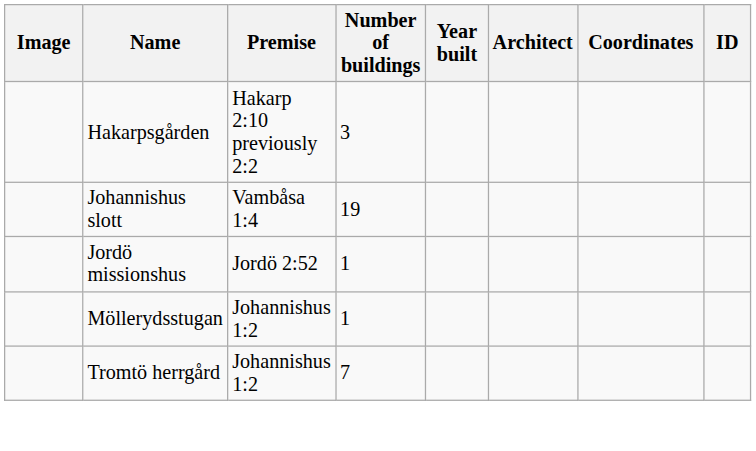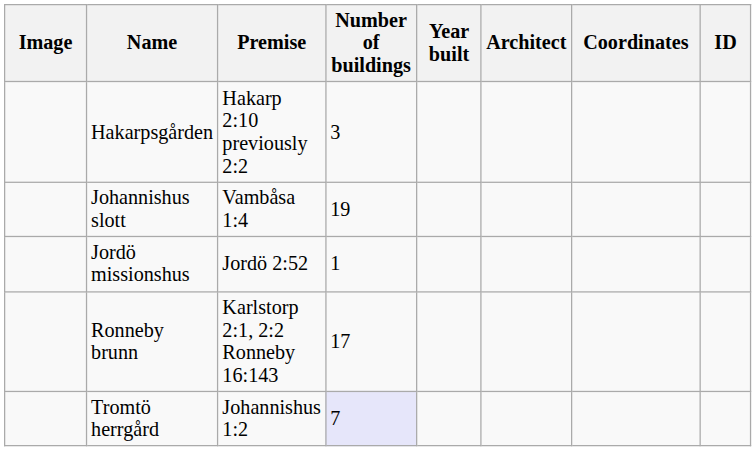- row: (155, 318)
+ row: (127, 341)
(345, 373) no background -> (335, 418) lavender background
